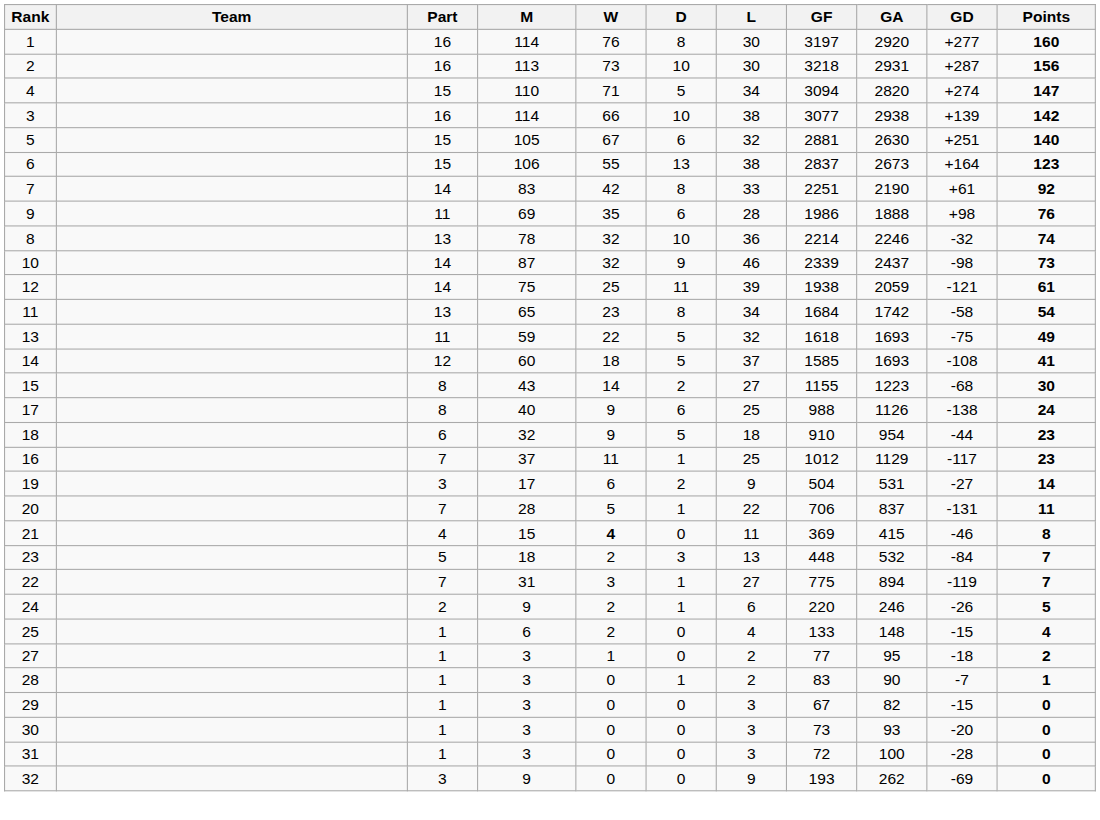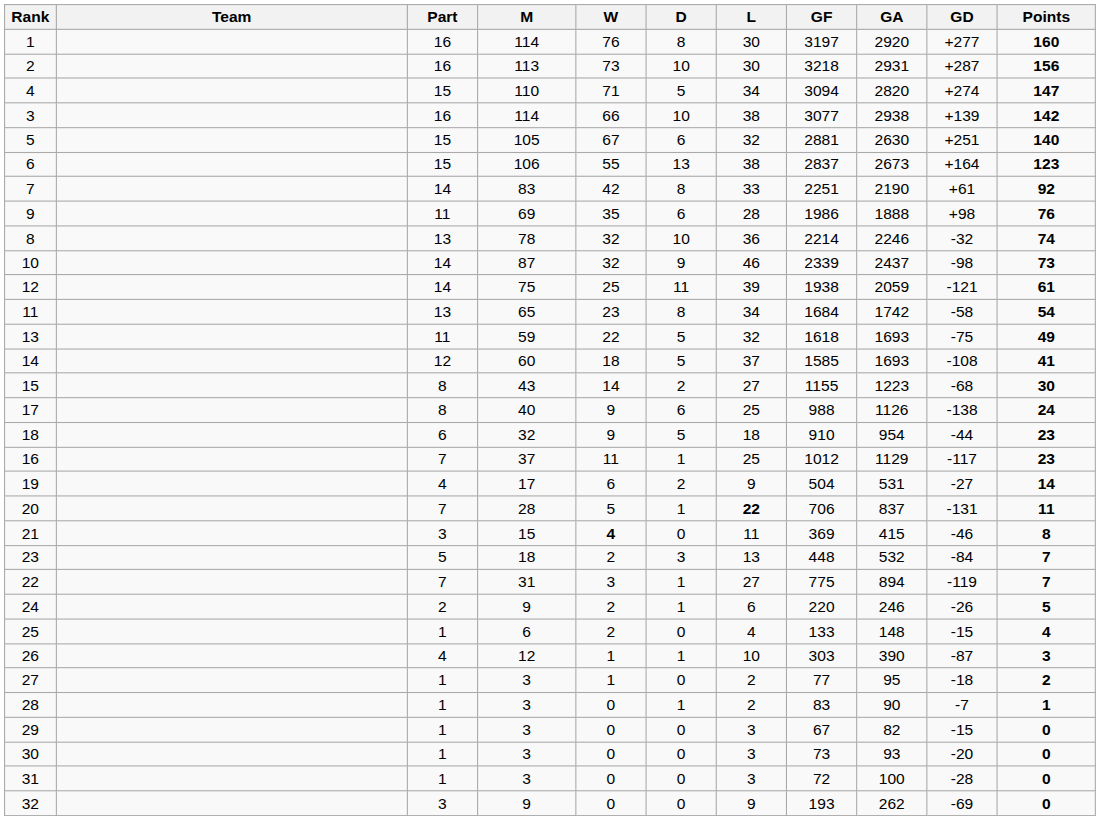(442, 484) 3 -> (442, 484) 4
(751, 509) normal -> (751, 509) bold
(442, 533) 4 -> (442, 533) 3
+ row: (30, 656)
